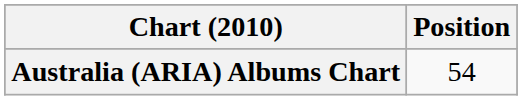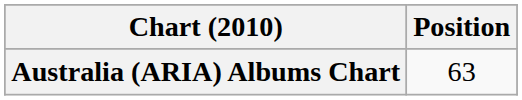(462, 71) 54 -> (462, 71) 63
